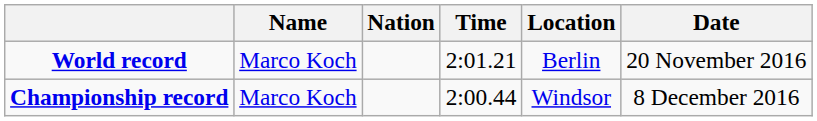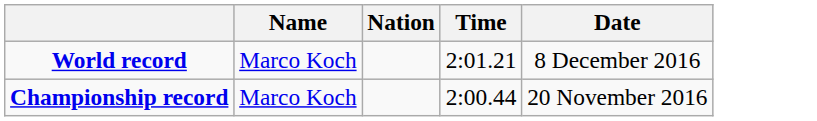- column: (571, 23)
(716, 60) 20 November 2016 -> (617, 60) 8 December 2016
(716, 97) 8 December 2016 -> (617, 97) 20 November 2016
